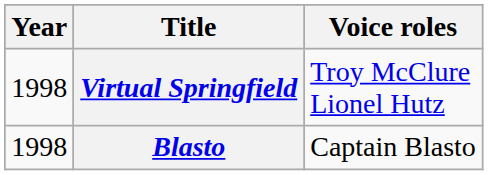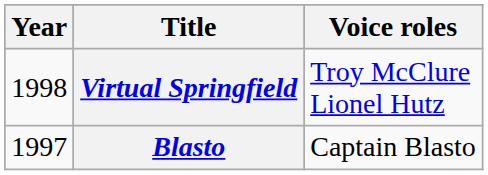(39, 147) 1998 -> (39, 147) 1997
